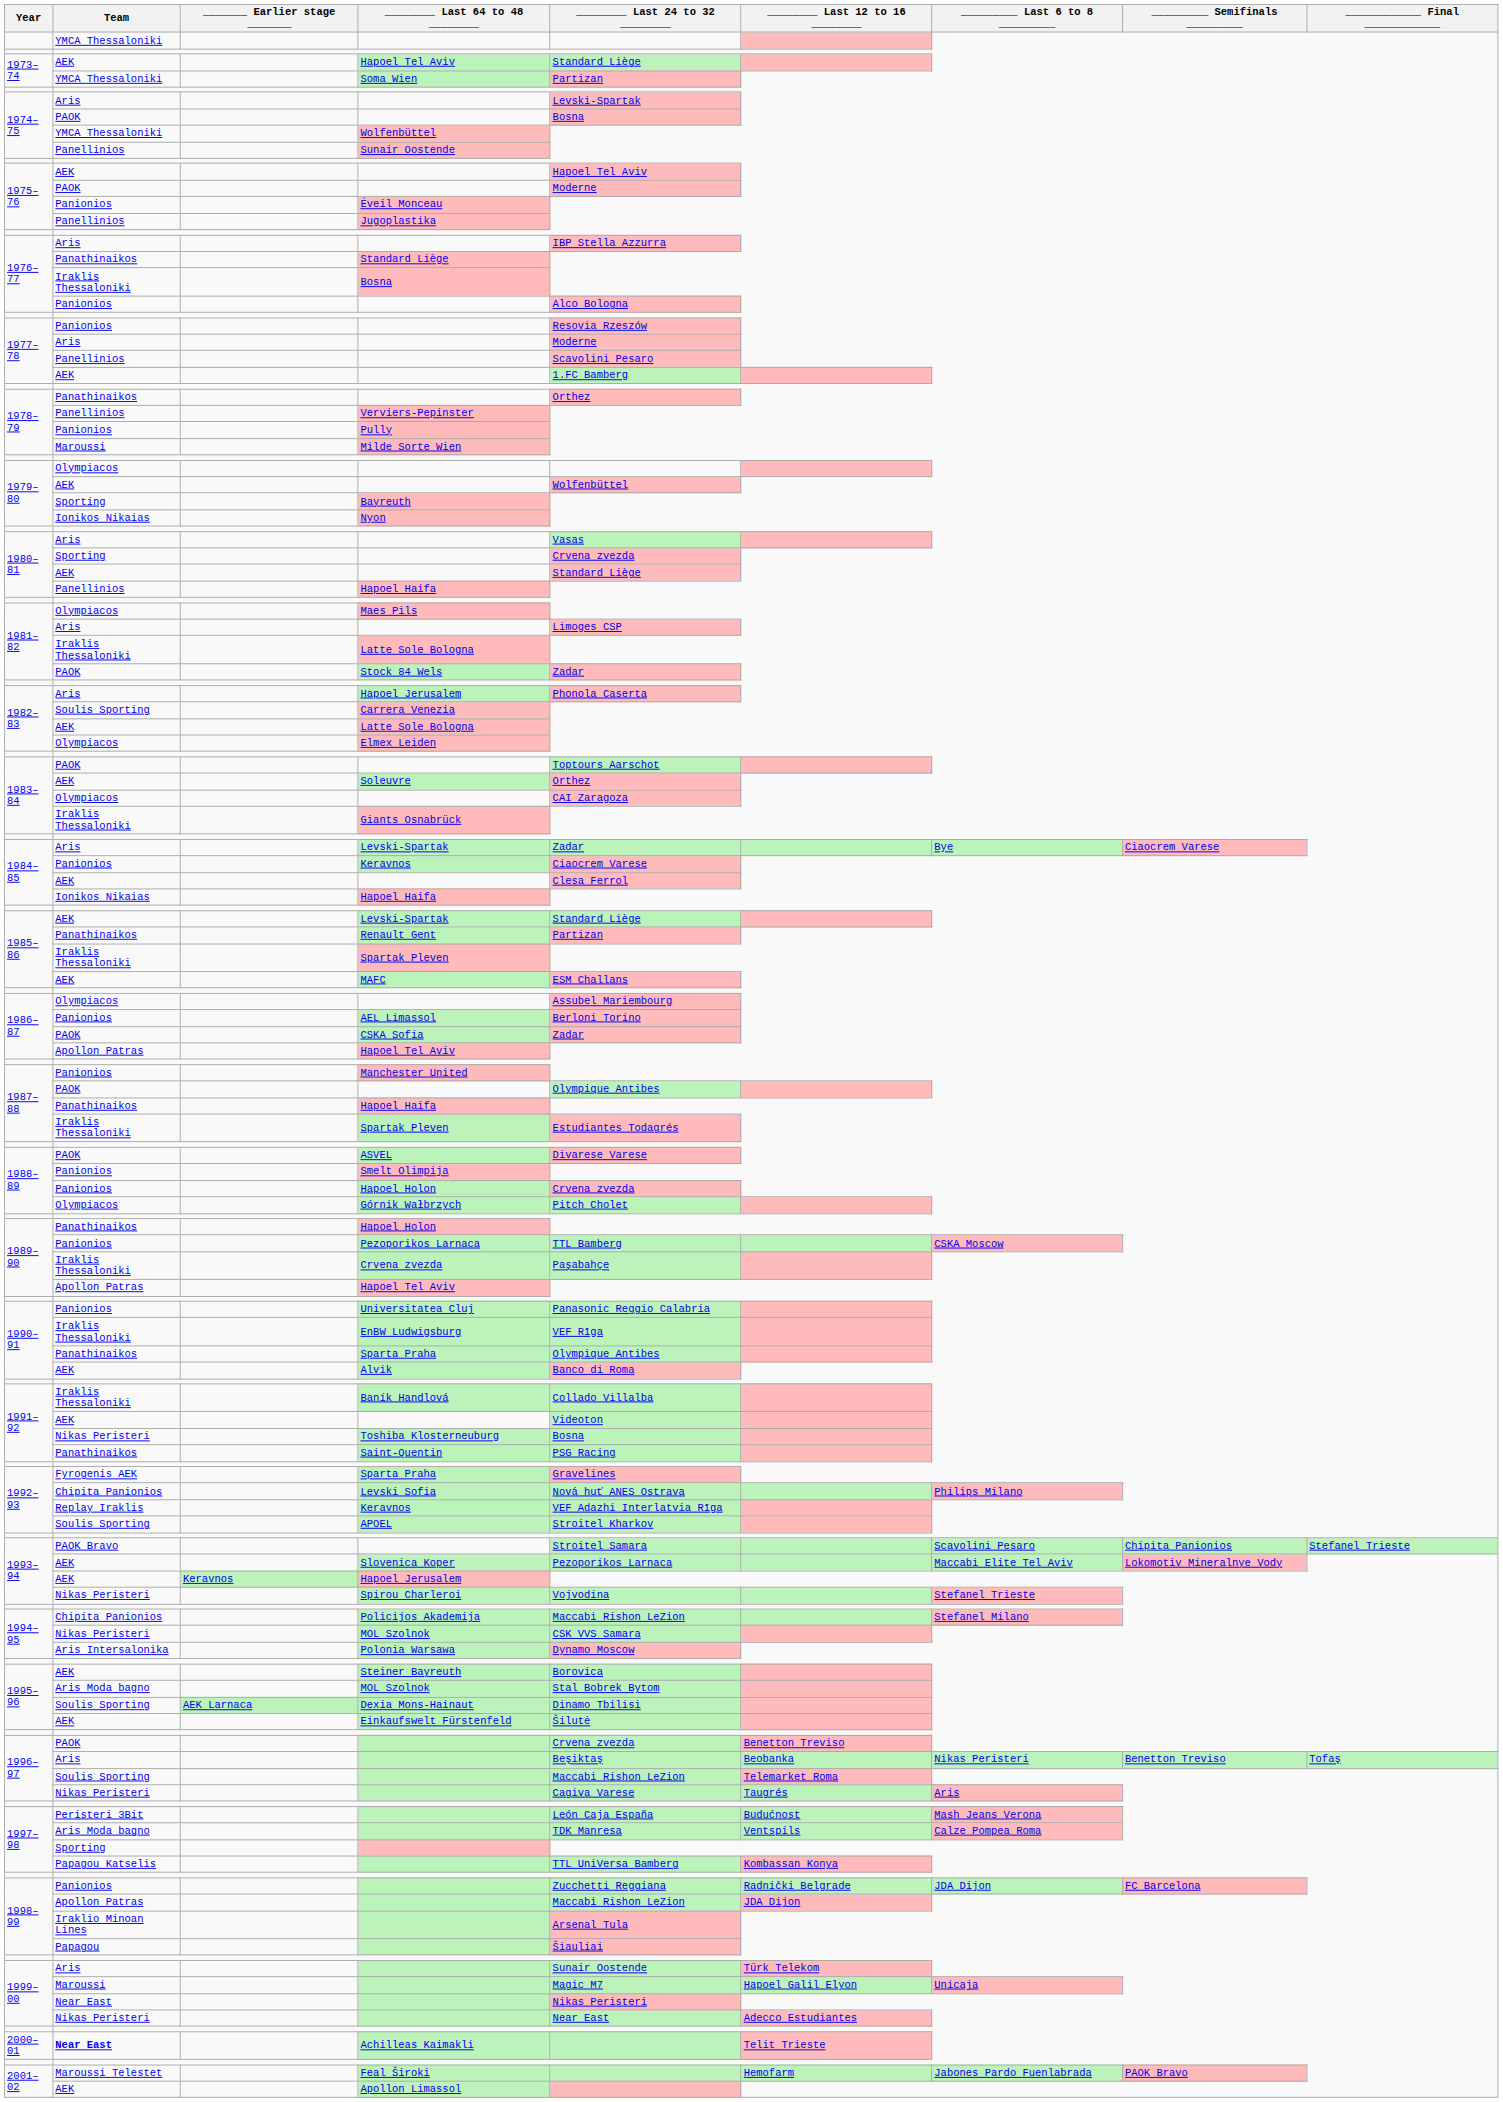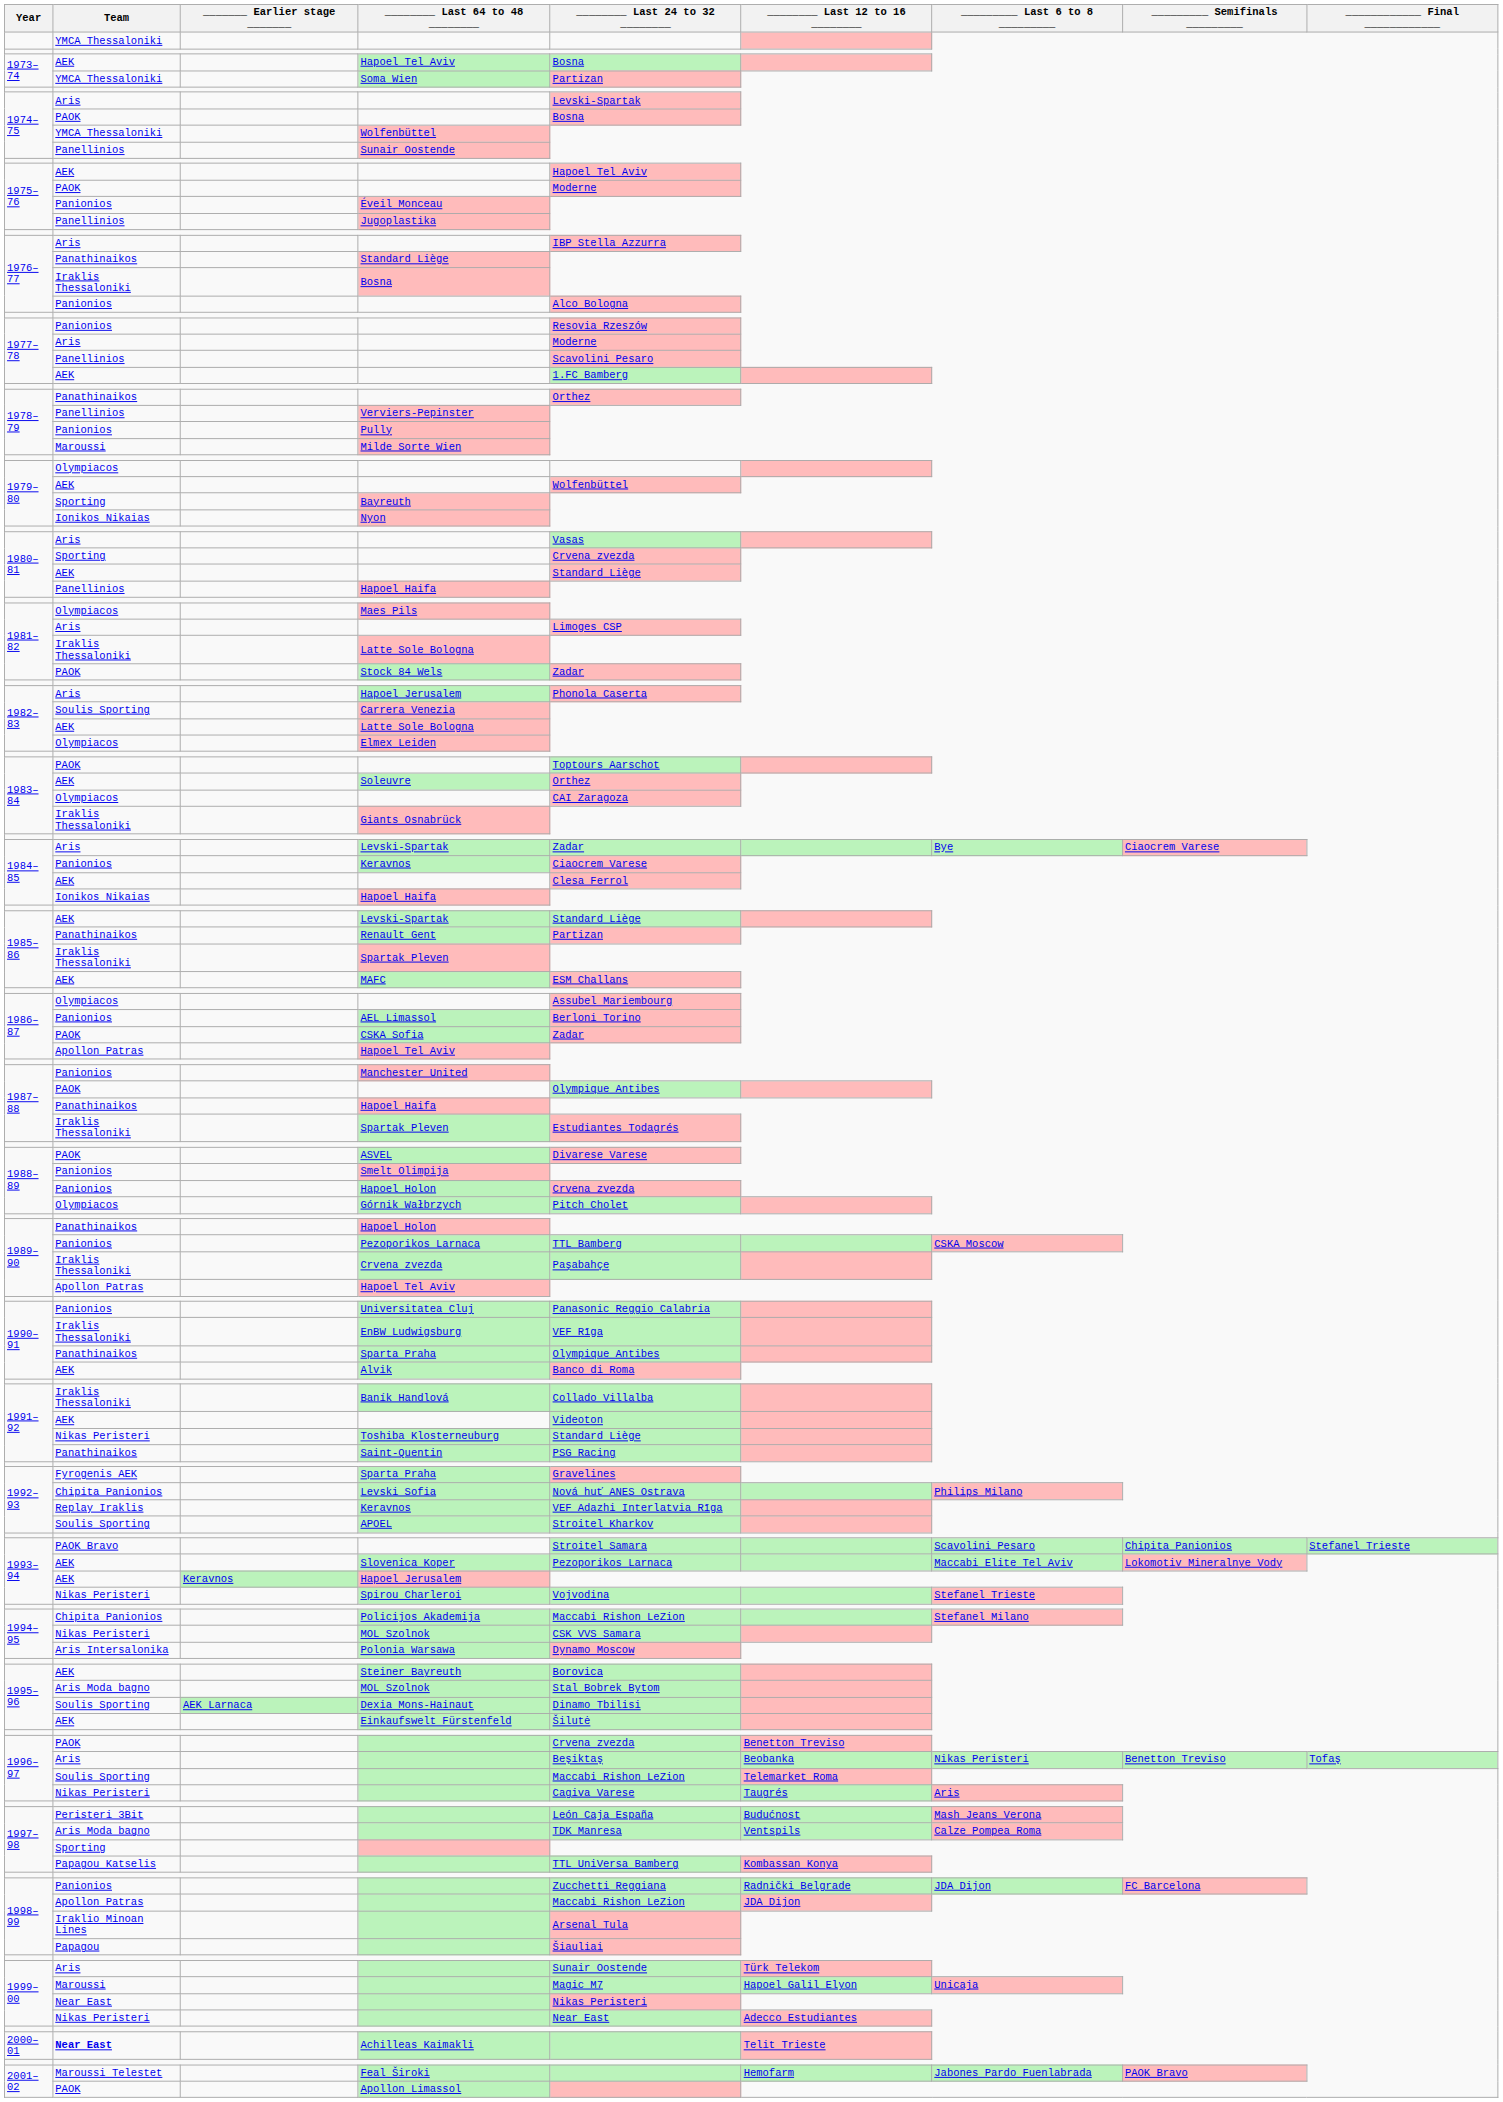(597, 62) Standard Liège -> (568, 62) Bosna
(568, 1437) Bosna -> (597, 1437) Standard Liège
(65, 2090) AEK -> (68, 2090) PAOK
